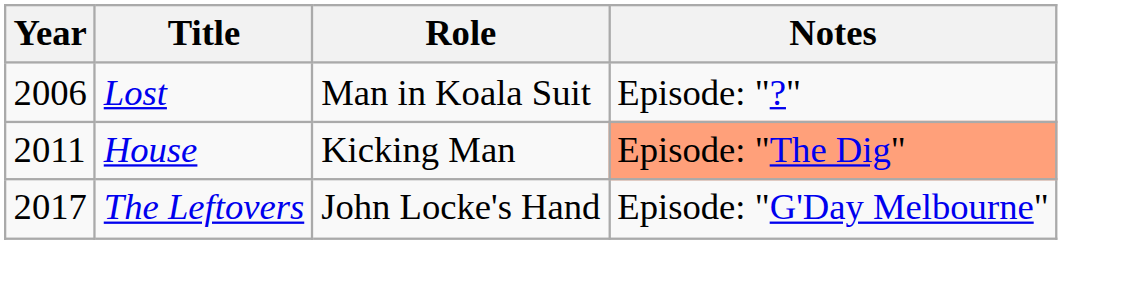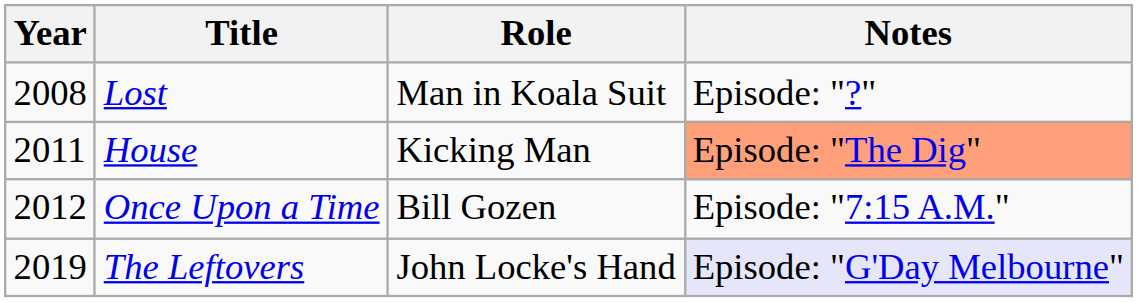(50, 91) 2006 -> (50, 91) 2008
+ row: (242, 207)
(50, 207) 2017 -> (50, 265) 2019
(833, 207) no background -> (908, 265) lavender background
